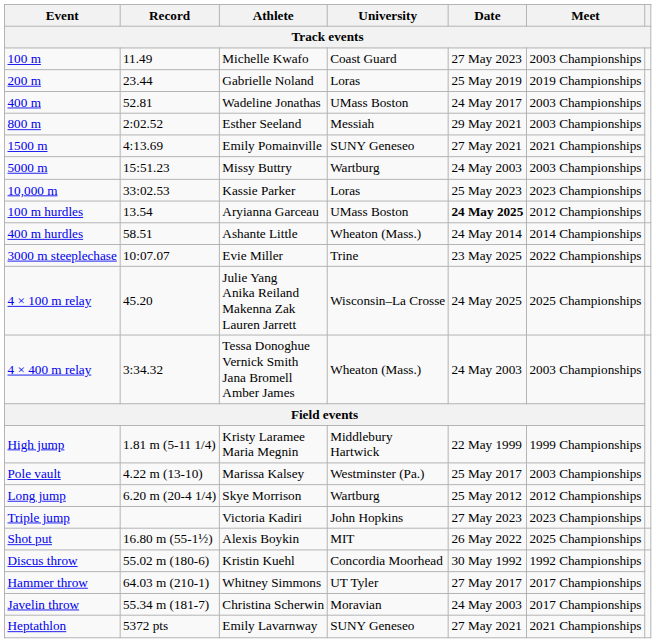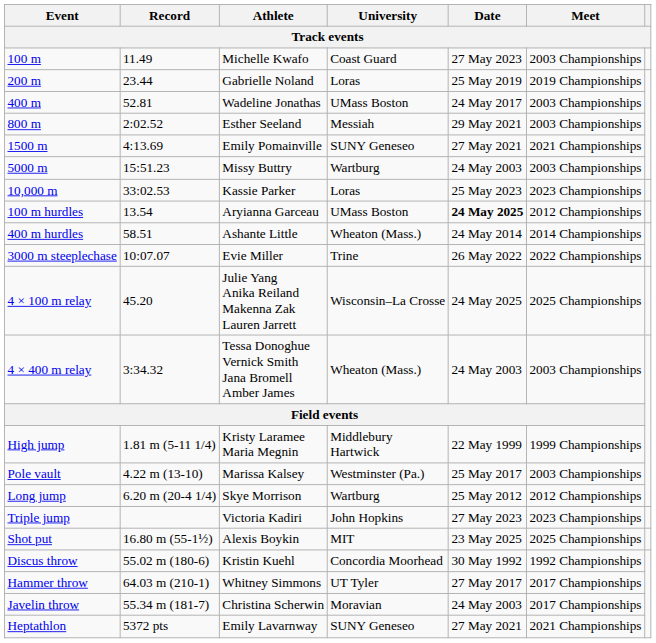(487, 255) 23 May 2025 -> (487, 255) 26 May 2022
(487, 539) 26 May 2022 -> (487, 539) 23 May 2025
